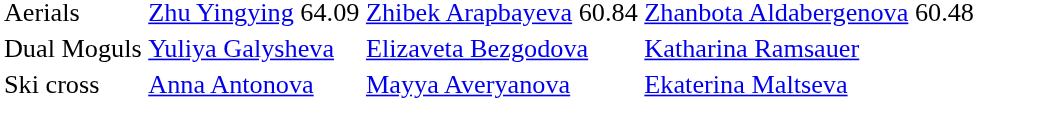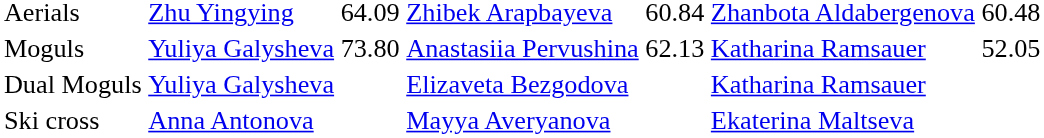+ row: (44, 48)
